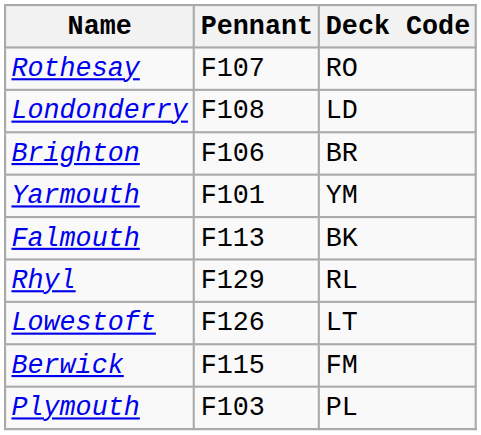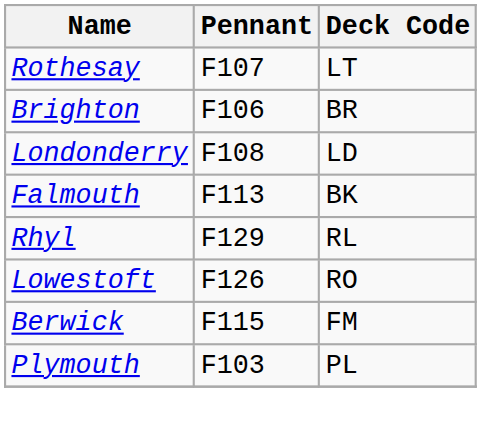(342, 68) RO -> (342, 68) LT
rows swapped: (100, 111) <-> (76, 153)
- row: (76, 196)
(342, 323) LT -> (342, 281) RO
